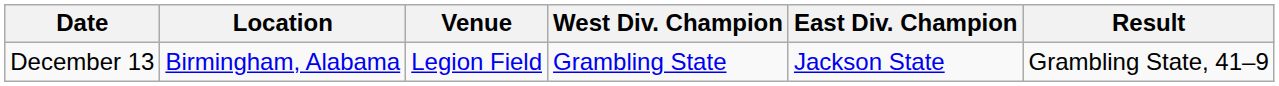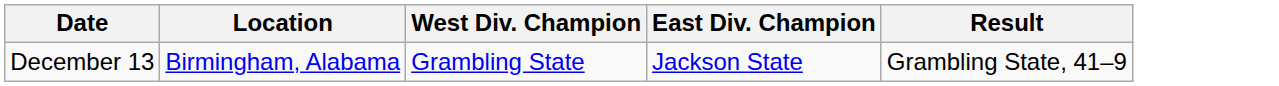- column: (477, 23)
